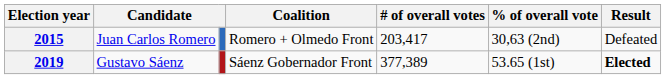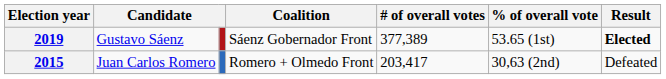rows swapped: (49, 39) <-> (49, 62)
